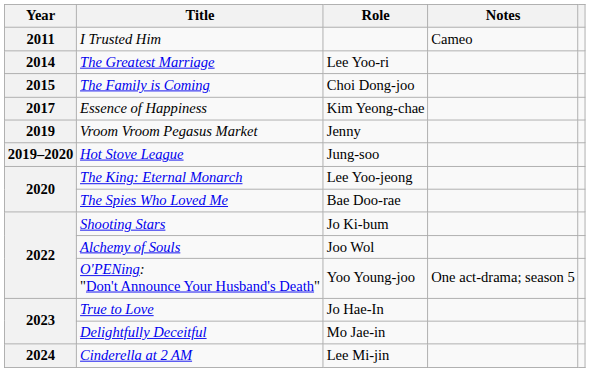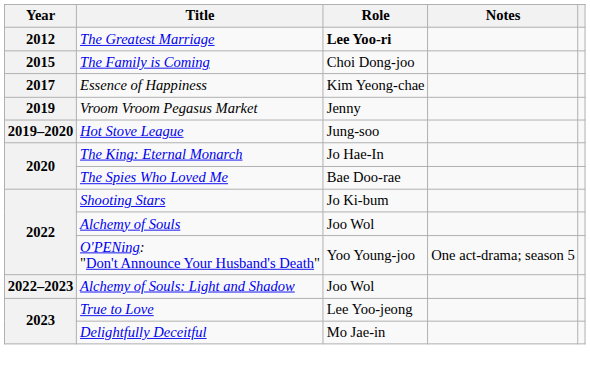- row: (120, 39)
(41, 62) 2014 -> (41, 39) 2012
(358, 62) normal -> (359, 39) bold
(370, 177) Lee Yoo-jeong -> (355, 154) Jo Hae-In
+ row: (187, 286)
(355, 309) Jo Hae-In -> (370, 309) Lee Yoo-jeong
- row: (136, 355)
